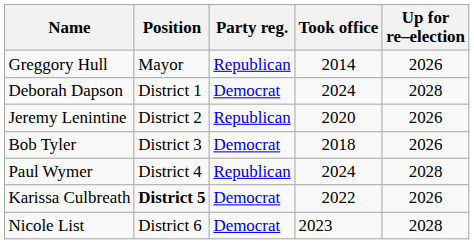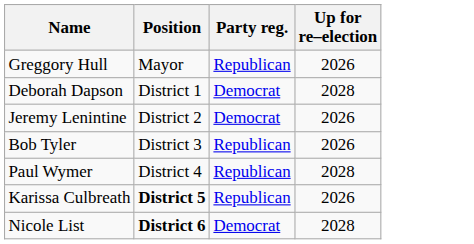- column: (338, 27)
(252, 117) Republican -> (247, 117) Democrat
(247, 144) Democrat -> (252, 144) Republican
(247, 198) Democrat -> (252, 198) Republican
(170, 225) normal -> (172, 225) bold
